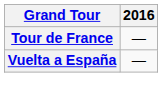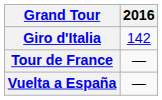+ row: (62, 38)
